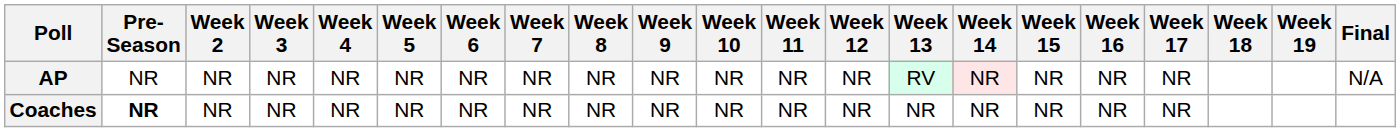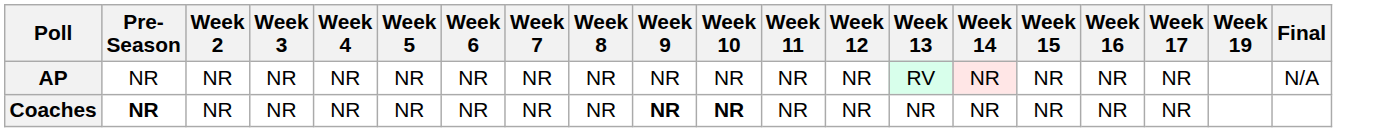- column: (1240, 33)
(665, 111) normal -> (665, 111) bold
(729, 111) normal -> (729, 111) bold
